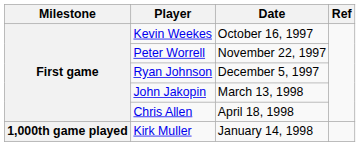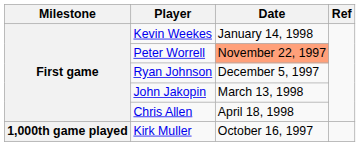(265, 33) October 16, 1997 -> (265, 33) January 14, 1998
(272, 53) no background -> (272, 53) lightsalmon background
(265, 131) January 14, 1998 -> (265, 131) October 16, 1997
